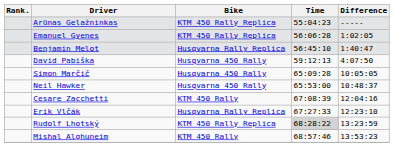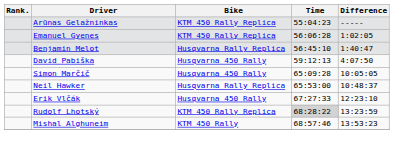(222, 86) Husqvarna 450 Rally -> (231, 86) Husqvarna Rally Replica
- row: (71, 99)
(231, 111) Husqvarna Rally Replica -> (222, 99) Husqvarna 450 Rally
